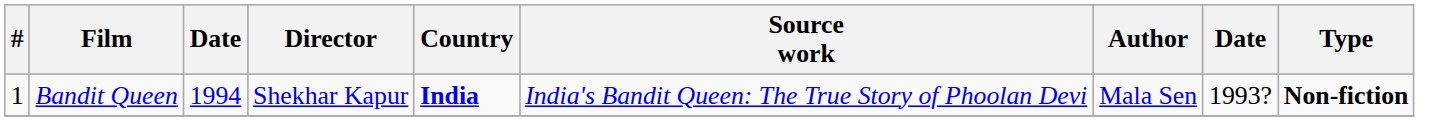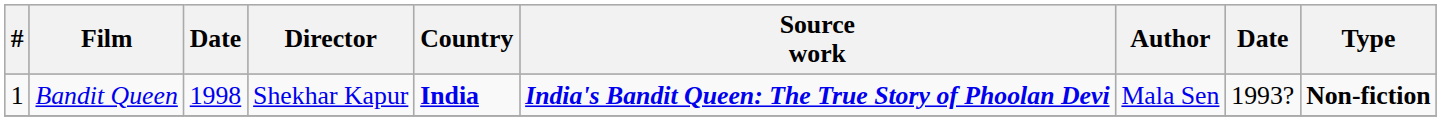(215, 94) 1994 -> (215, 94) 1998
(806, 94) normal -> (817, 94) bold
